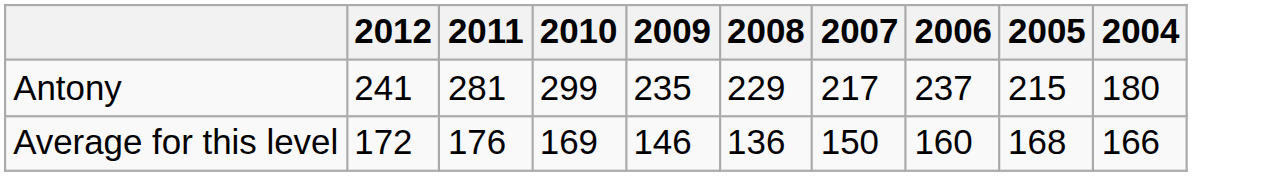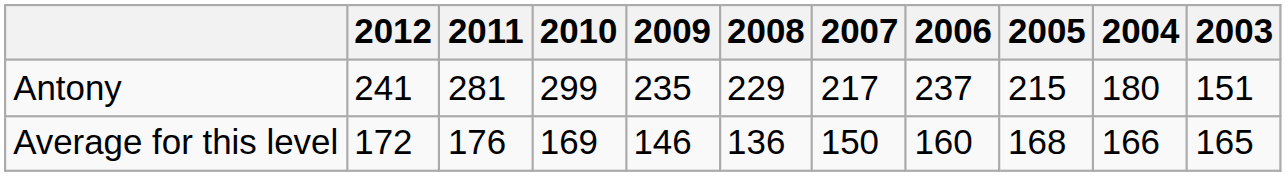+ column: (1234, 32)
